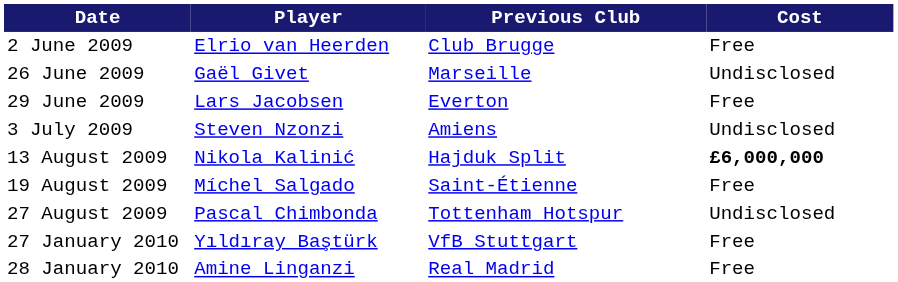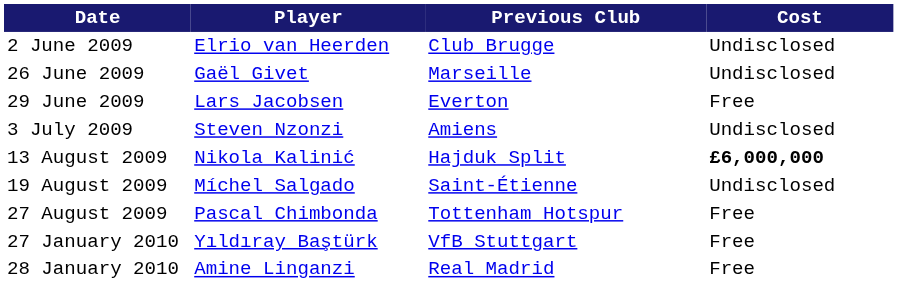(732, 46) Free -> (772, 46) Undisclosed
(732, 186) Free -> (772, 186) Undisclosed
(772, 213) Undisclosed -> (732, 213) Free
